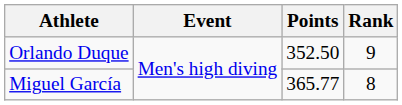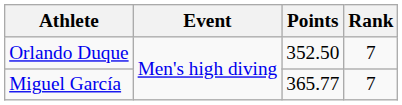(371, 52) 9 -> (371, 52) 7
(371, 84) 8 -> (371, 84) 7
